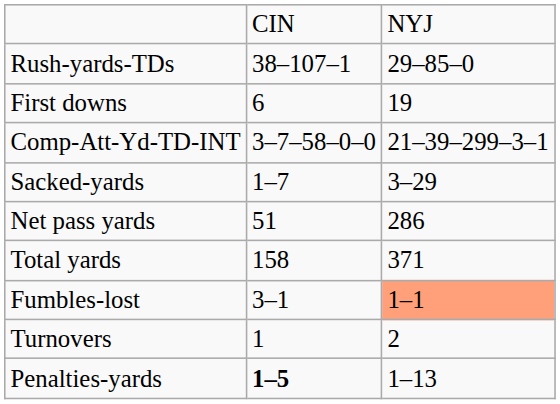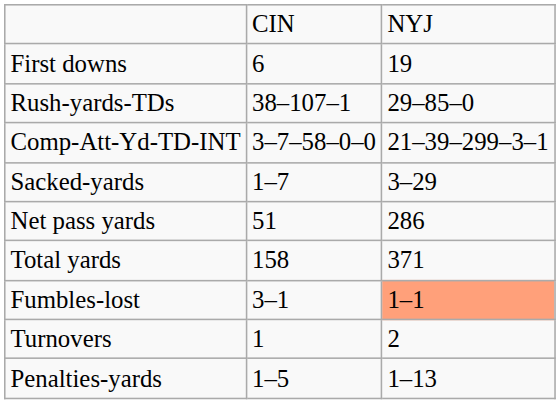rows swapped: (69, 102) <-> (92, 63)
(271, 378) bold -> (271, 378) normal
